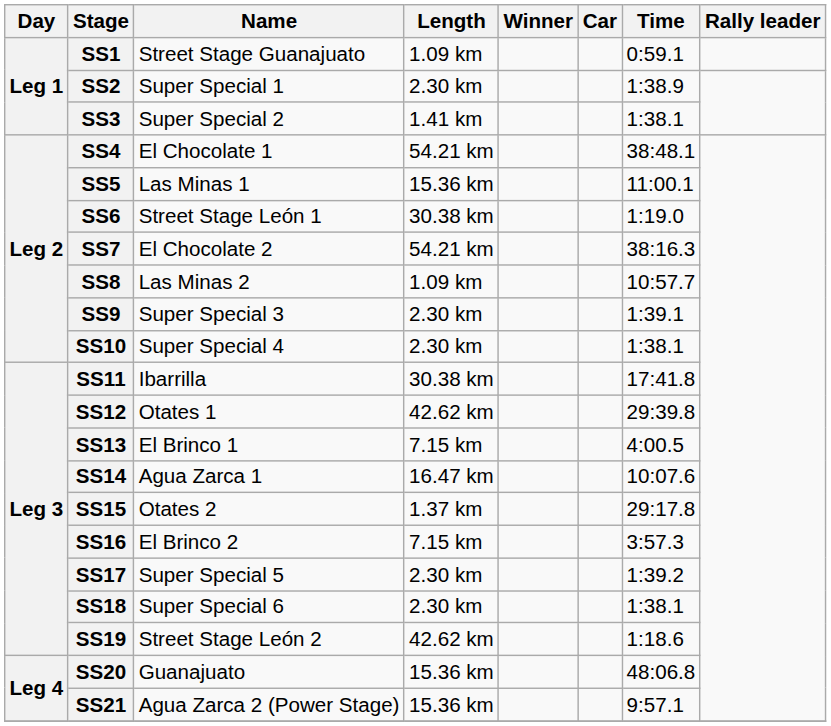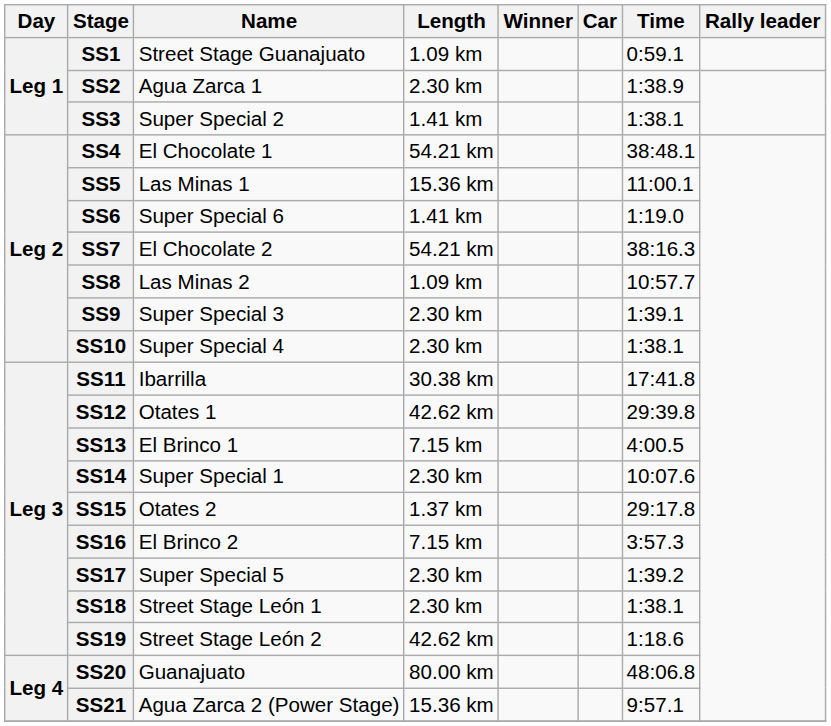(211, 86) Super Special 1 -> (200, 86) Agua Zarca 1
(230, 217) Street Stage León 1 -> (211, 217) Super Special 6
(451, 217) 30.38 km -> (446, 217) 1.41 km
(200, 477) Agua Zarca 1 -> (211, 477) Super Special 1
(451, 477) 16.47 km -> (446, 477) 2.30 km
(211, 607) Super Special 6 -> (230, 607) Street Stage León 1
(451, 672) 15.36 km -> (451, 672) 80.00 km
